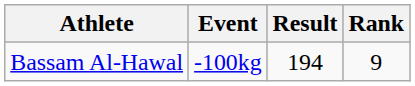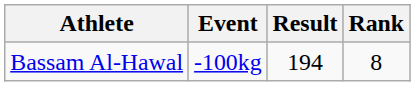(376, 61) 9 -> (376, 61) 8
